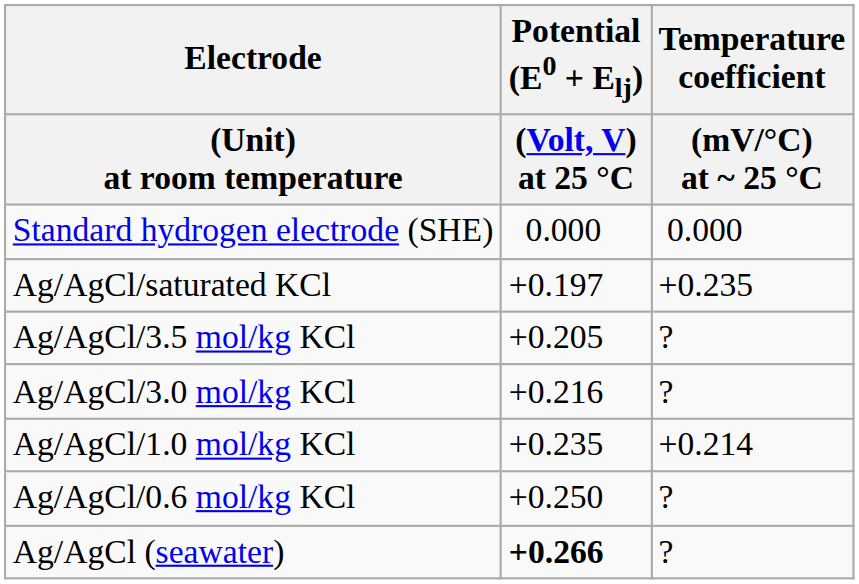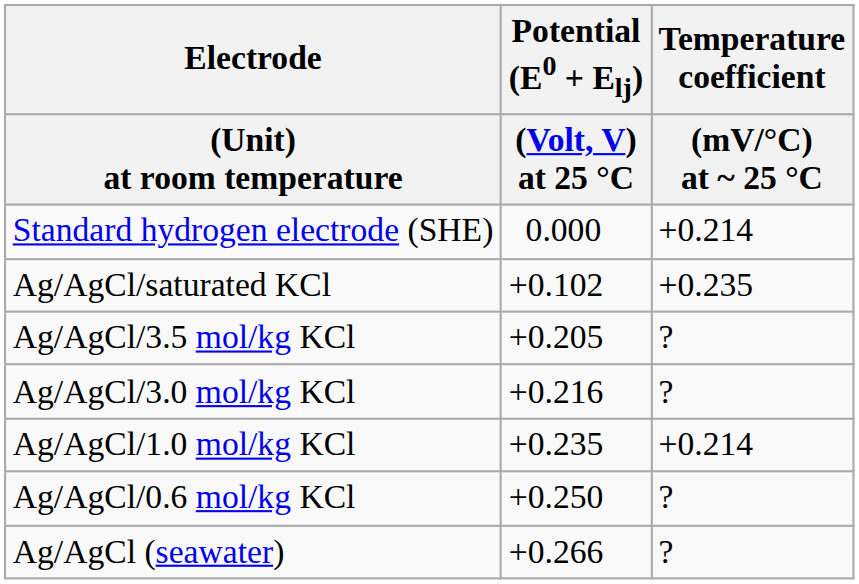(701, 231) 0.000 -> (706, 231) +0.214
(556, 284) +0.197 -> (556, 284) +0.102
(556, 550) bold -> (556, 550) normal
